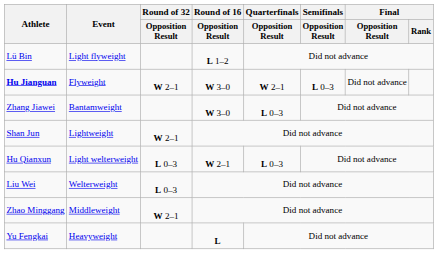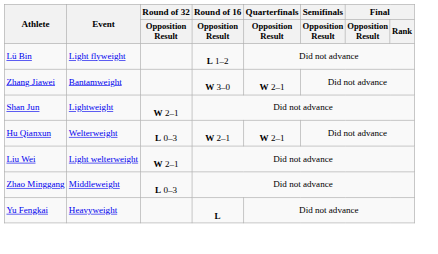- row: (32, 82)
(272, 113) L 0–3 -> (272, 87) W 2–1
(103, 159) Light welterweight -> (93, 133) Welterweight
(272, 164) L 0–3 -> (272, 139) W 2–1
(93, 185) Welterweight -> (103, 159) Light welterweight
(166, 190) L 0–3 -> (166, 164) W 2–1
(166, 216) W 2–1 -> (166, 190) L 0–3
